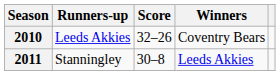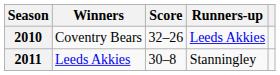columns swapped: (222, 15) <-> (93, 15)
